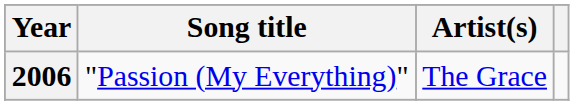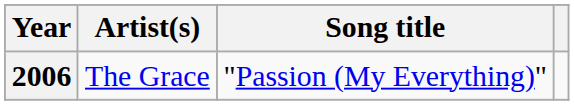columns swapped: (247, 28) <-> (485, 28)
